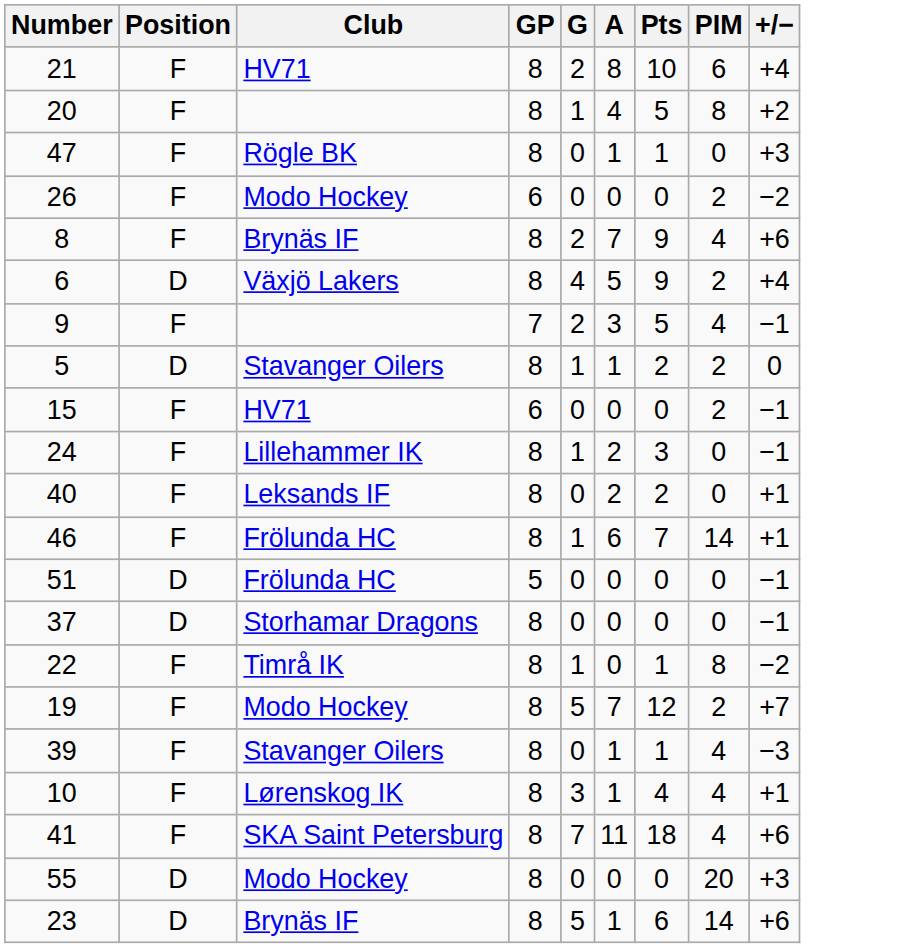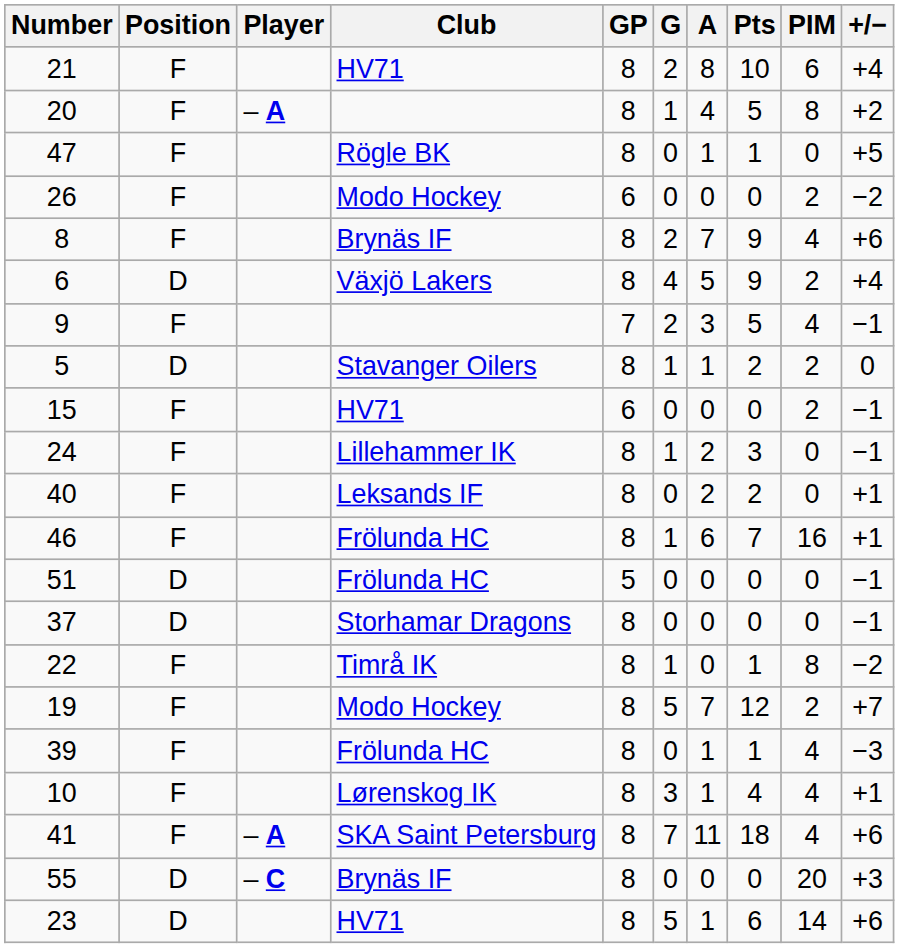+ column: (284, 25)
(774, 153) +3 -> (868, 153) +5
(719, 537) 14 -> (812, 537) 16
(344, 750) Stavanger Oilers -> (413, 750) Frölunda HC
(326, 878) Modo Hockey -> (394, 878) Brynäs IF
(301, 921) Brynäs IF -> (370, 921) HV71
